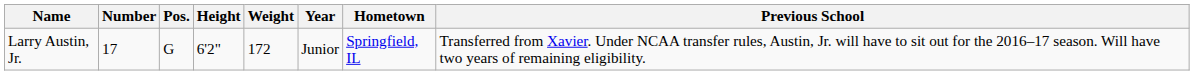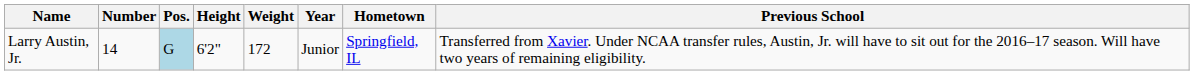(110, 49) 17 -> (110, 49) 14
(169, 49) no background -> (169, 49) lightblue background
